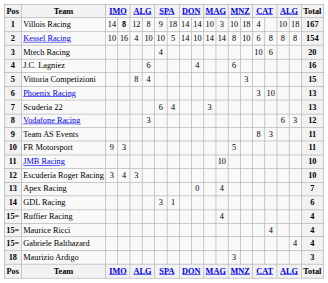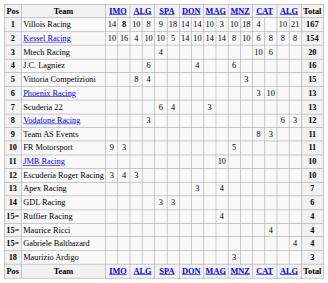(136, 24) 12 -> (136, 24) 10
(295, 24) 18 -> (295, 24) 21
(197, 188) 0 -> (197, 188) 3
(173, 202) 1 -> (173, 202) 3
